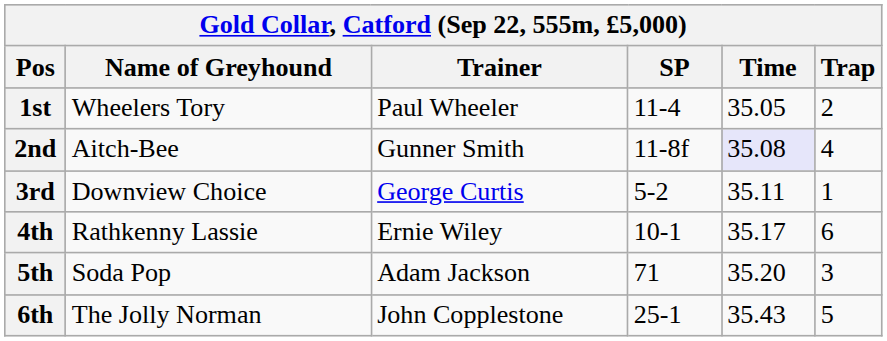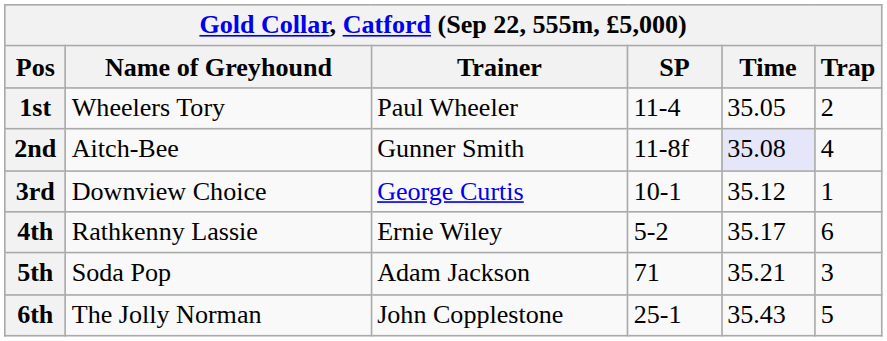(651, 190) 5-2 -> (658, 190) 10-1
(756, 190) 35.11 -> (757, 190) 35.12
(658, 231) 10-1 -> (651, 231) 5-2
(757, 273) 35.20 -> (757, 273) 35.21
